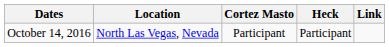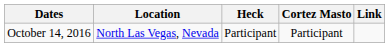columns swapped: (259, 14) <-> (325, 14)
